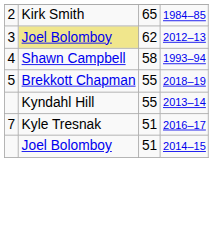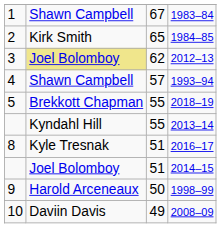+ row: (192, 15)
(150, 59) 58 -> (157, 80) 57
(11, 124) 7 -> (11, 146) 8
+ row: (192, 190)
+ row: (192, 212)
